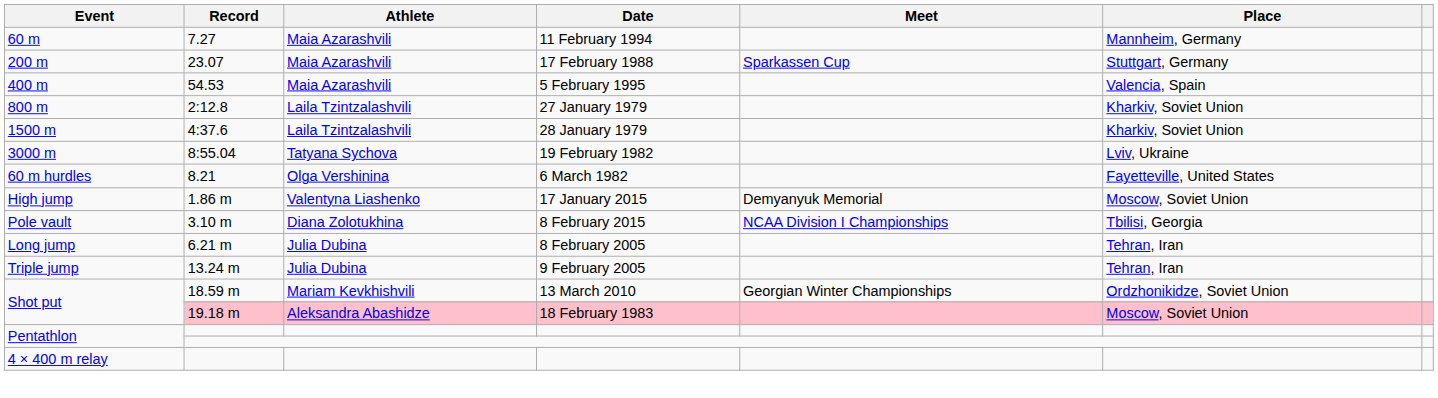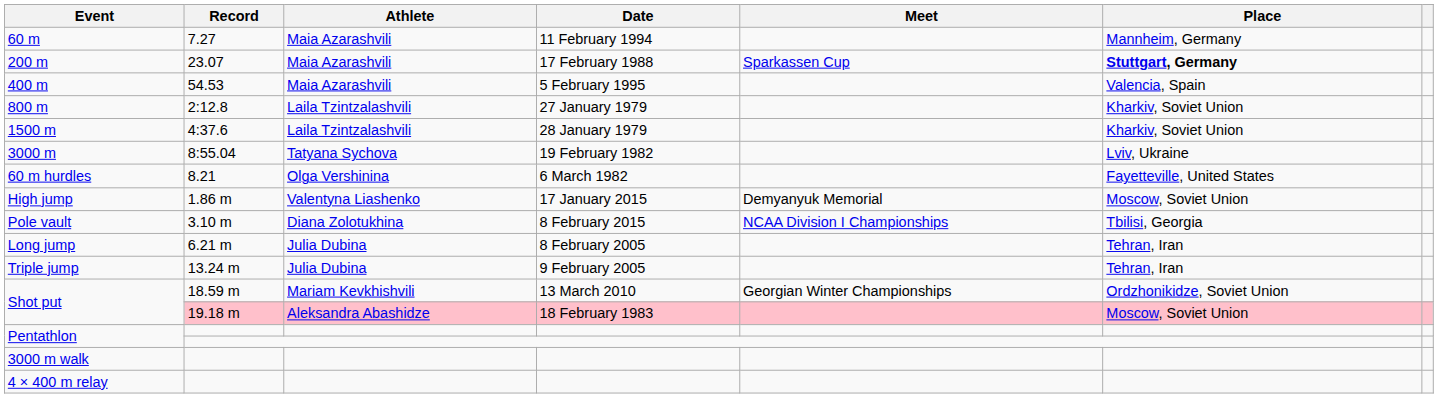(1167, 62) normal -> (1172, 62) bold
+ row: (48, 359)
